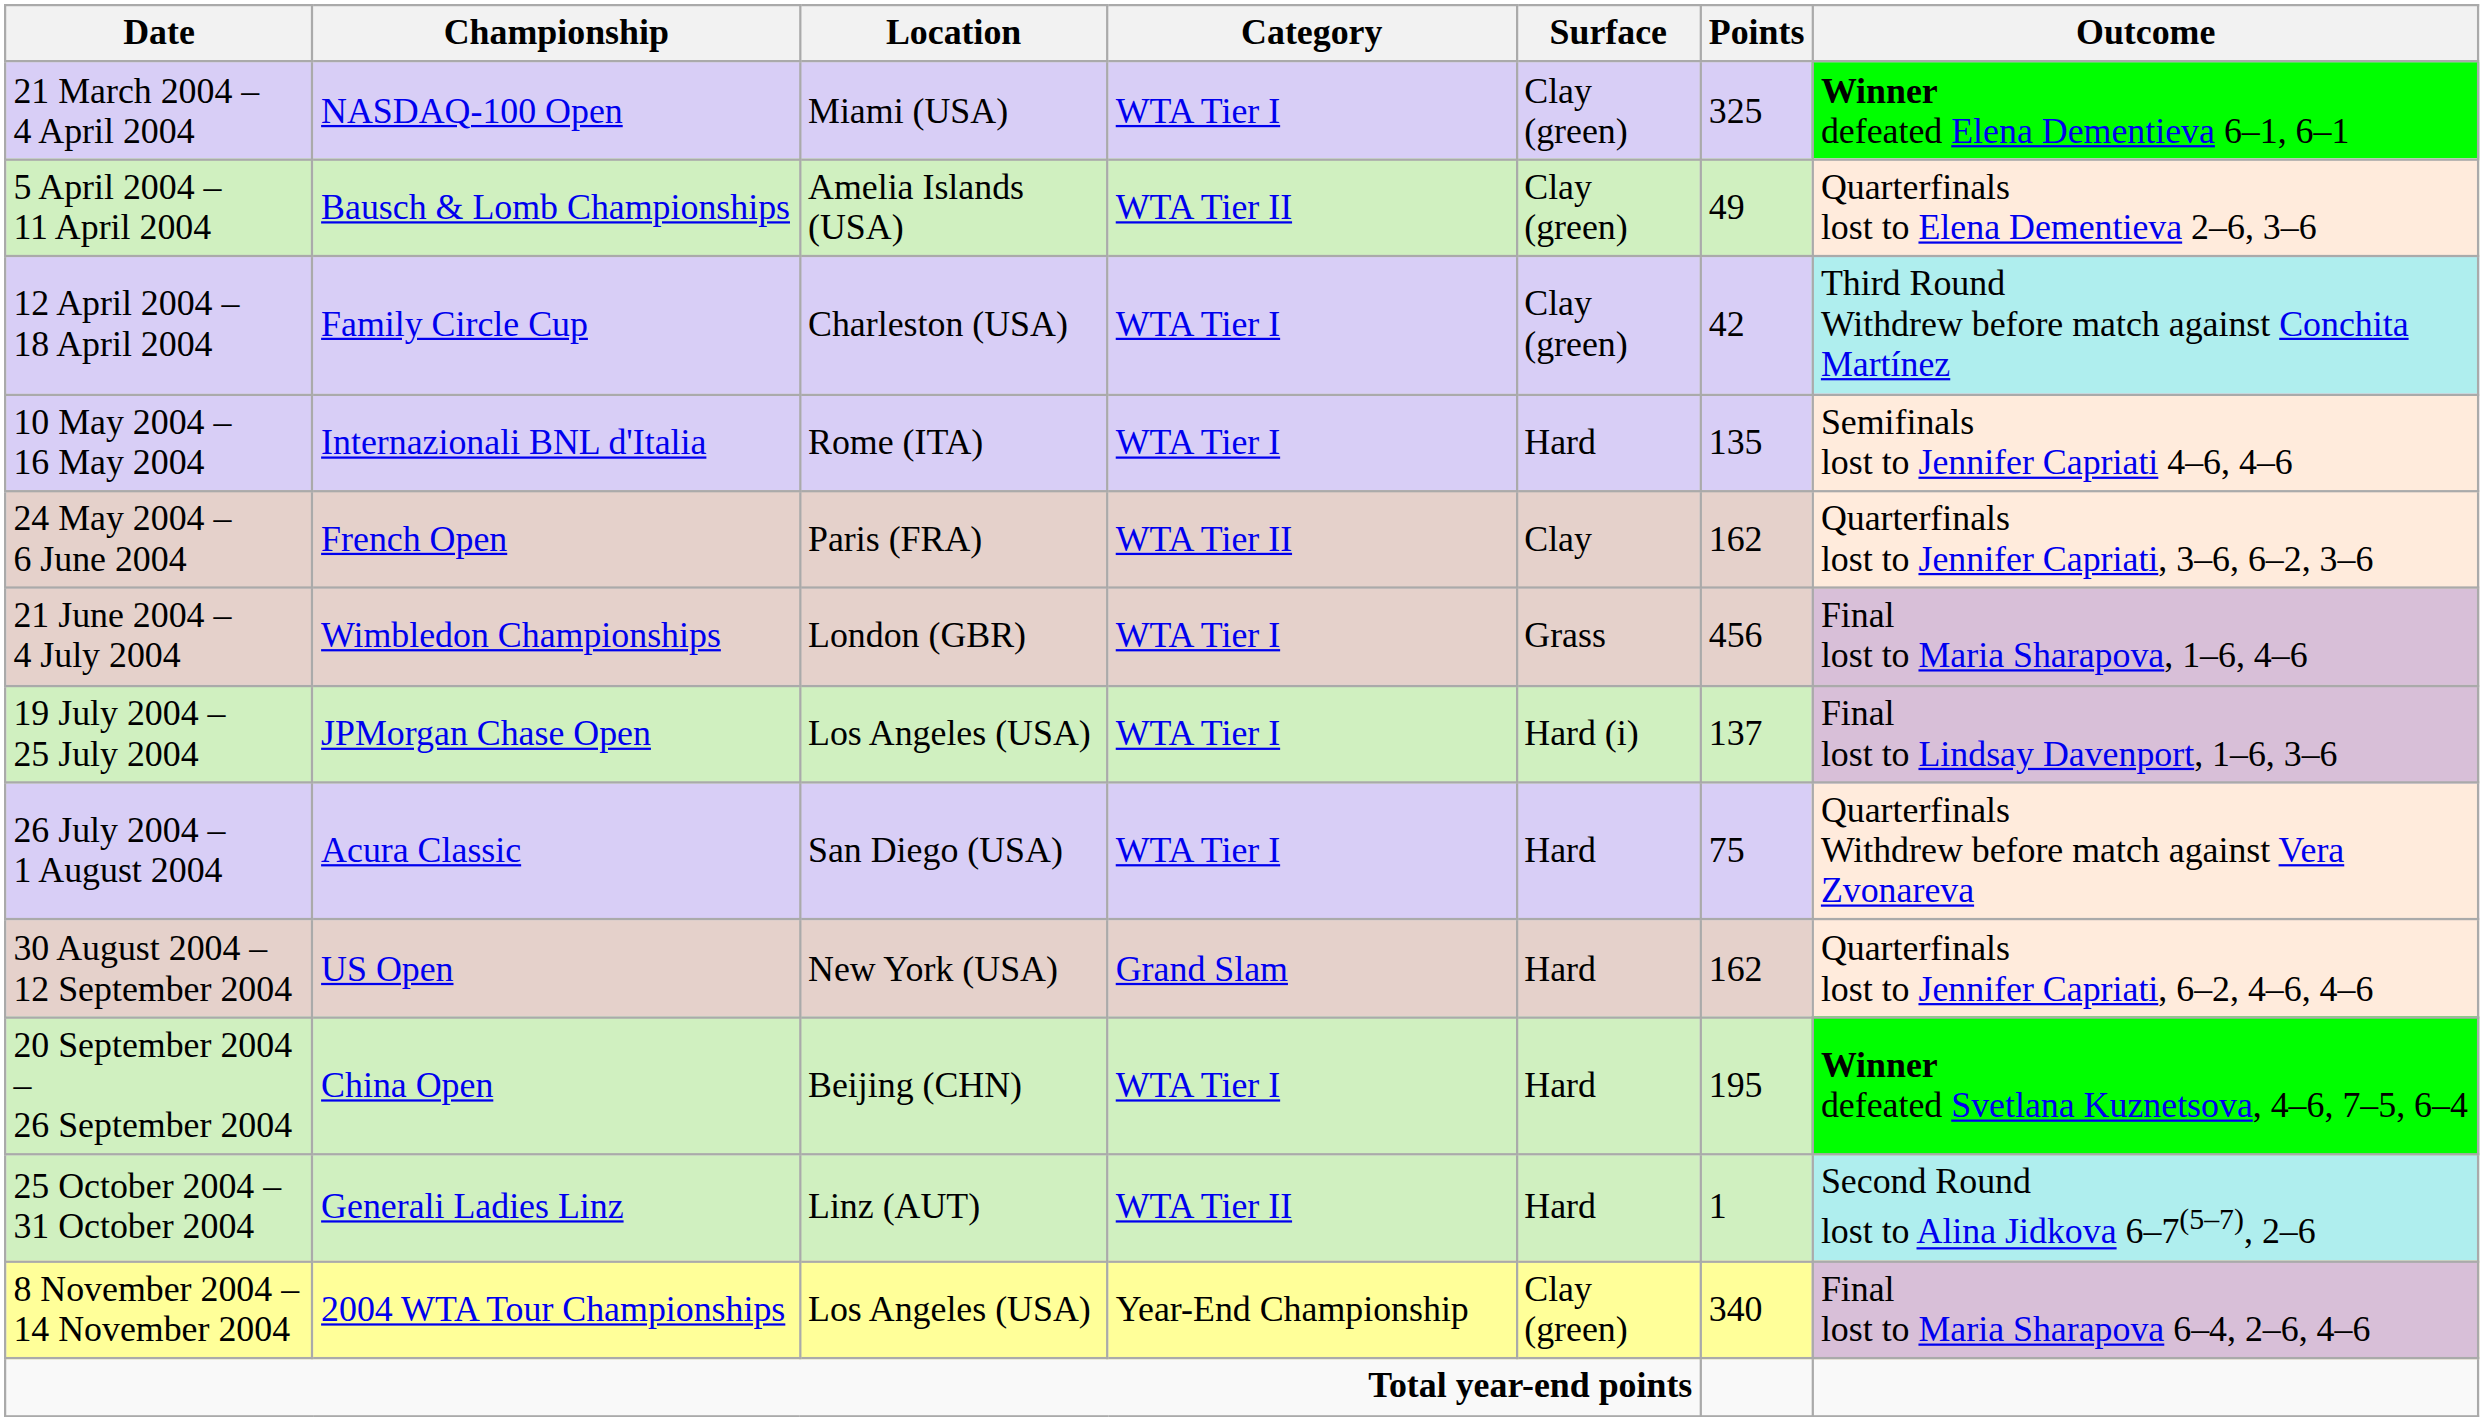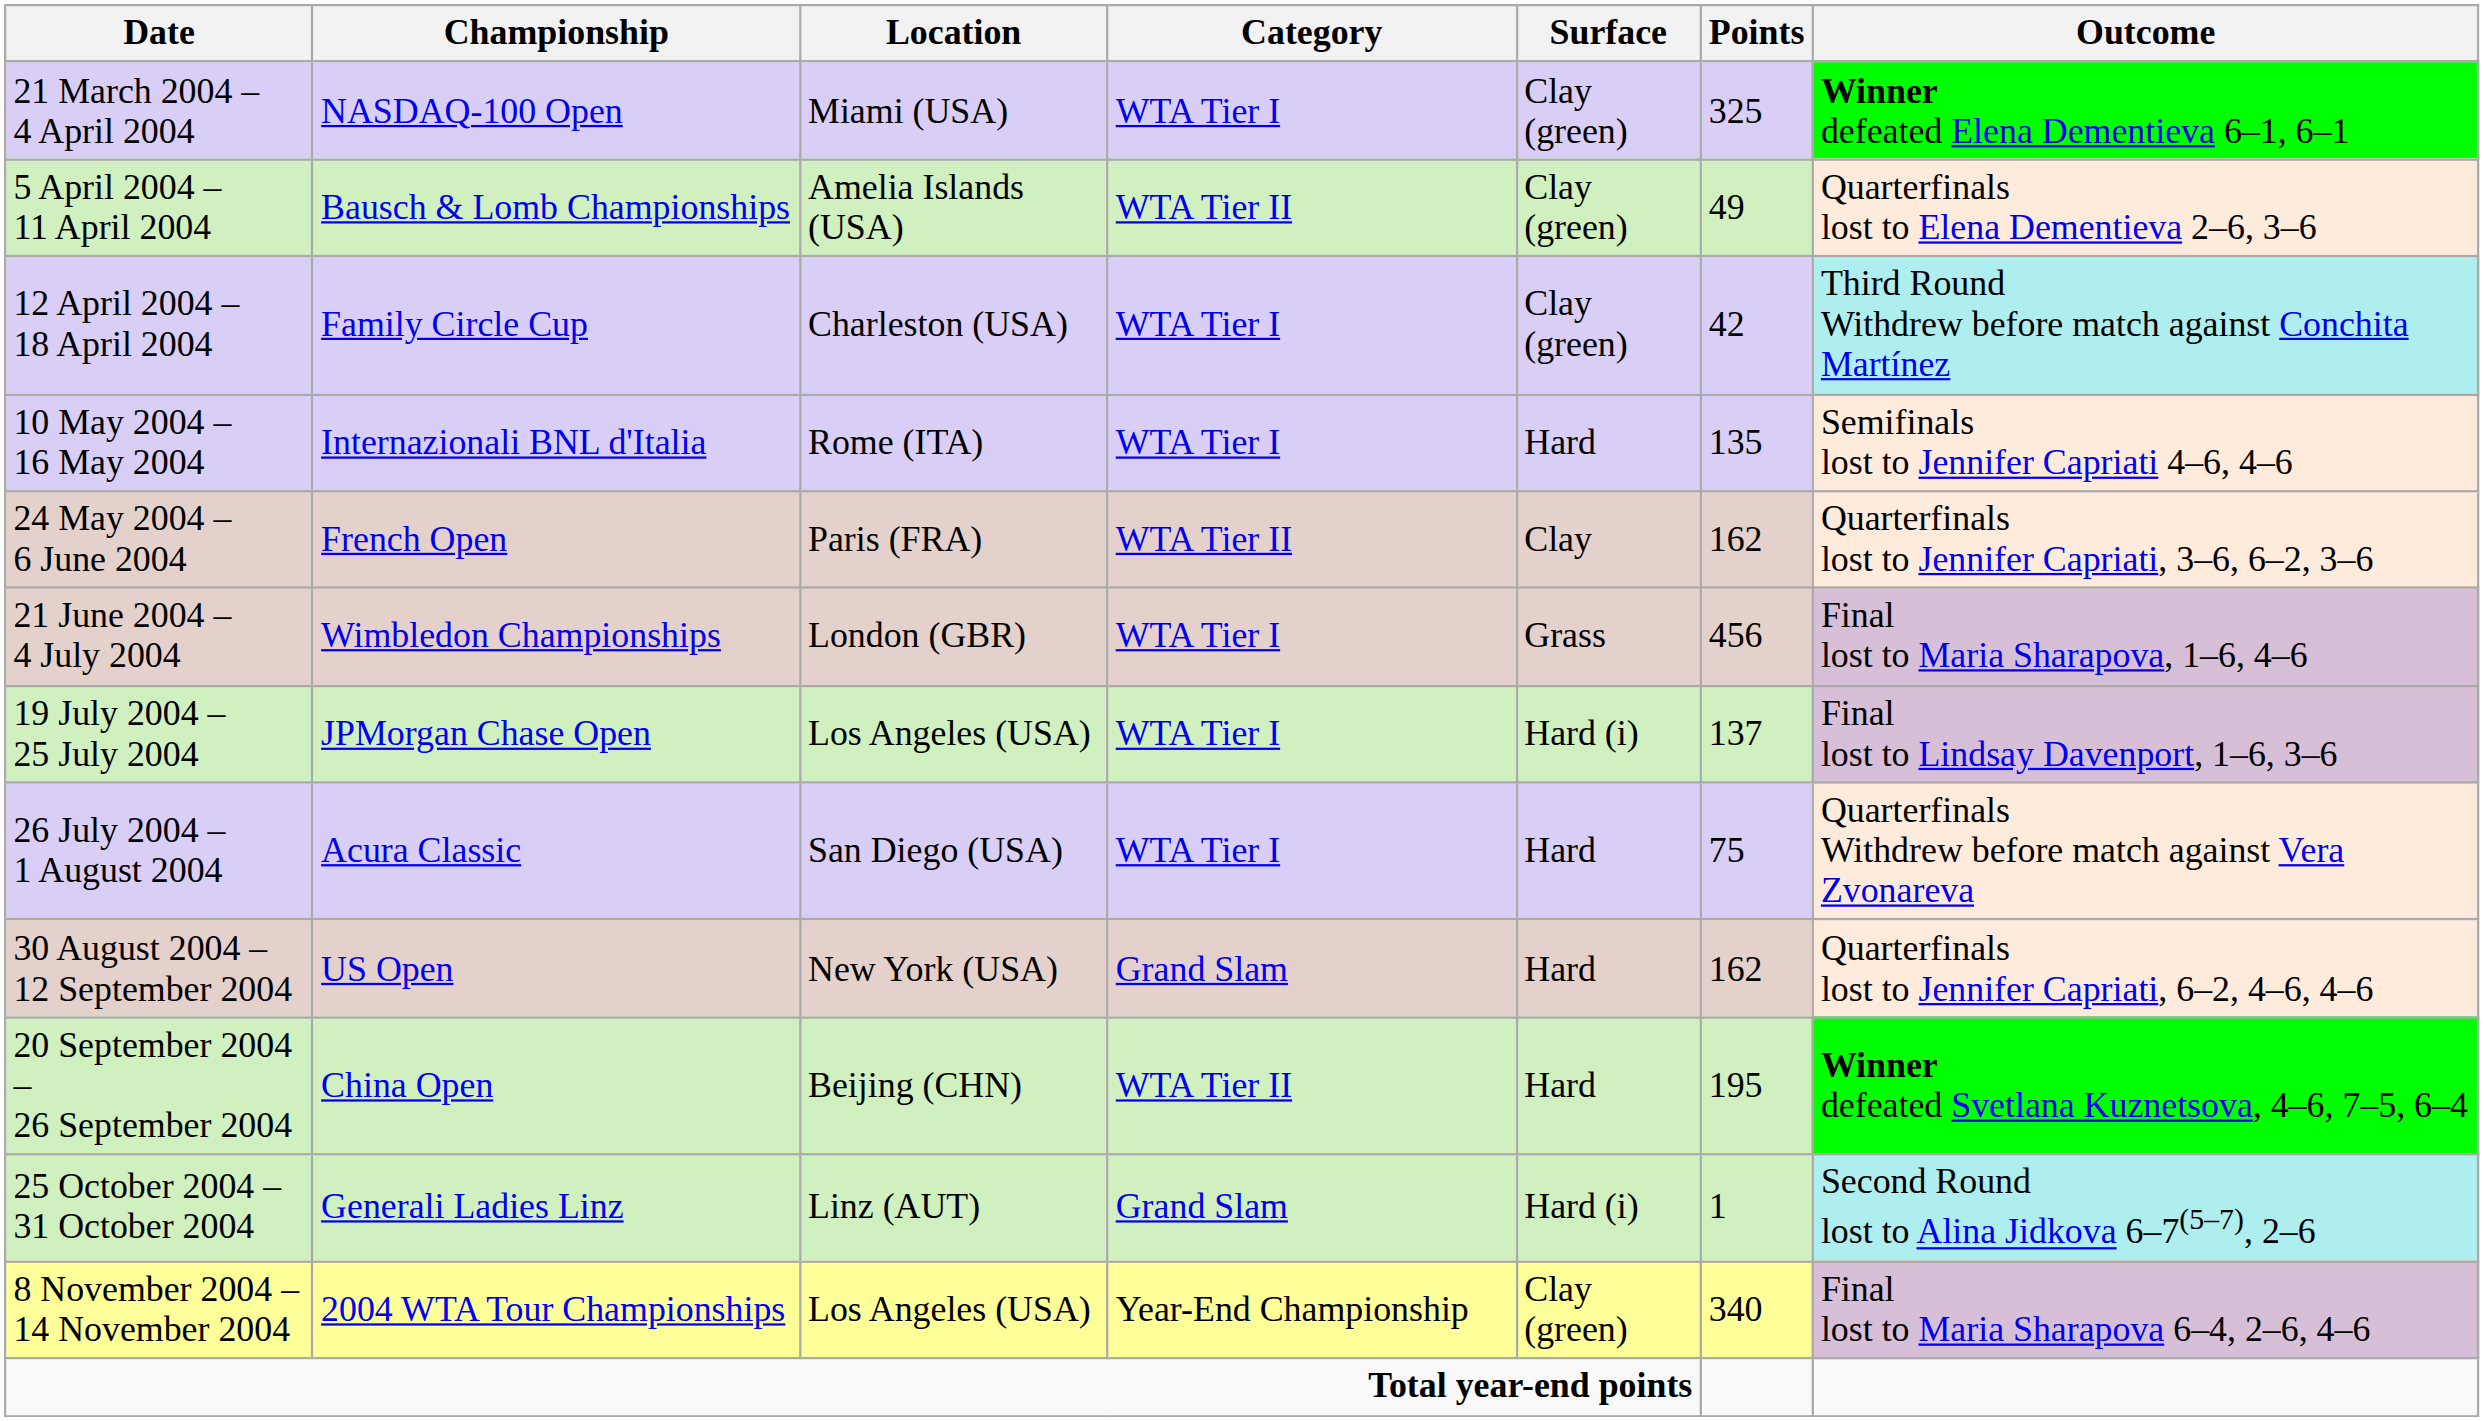(1198, 1085) WTA Tier I -> (1204, 1085) WTA Tier II
(1204, 1207) WTA Tier II -> (1202, 1207) Grand Slam
(1560, 1207) Hard -> (1581, 1207) Hard (i)
